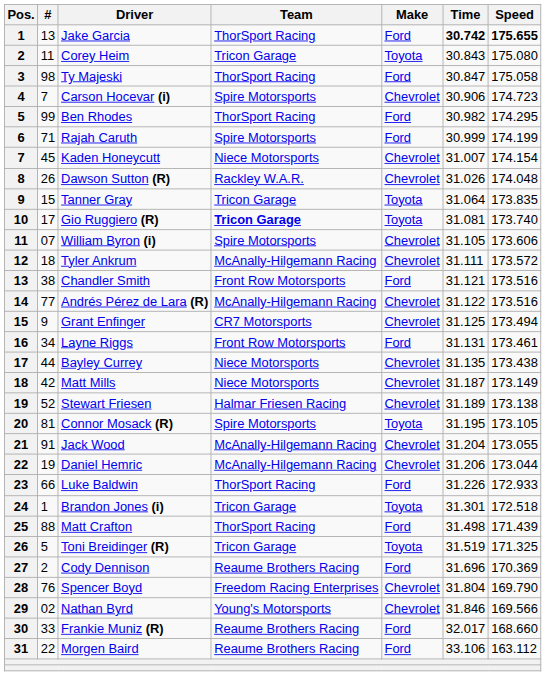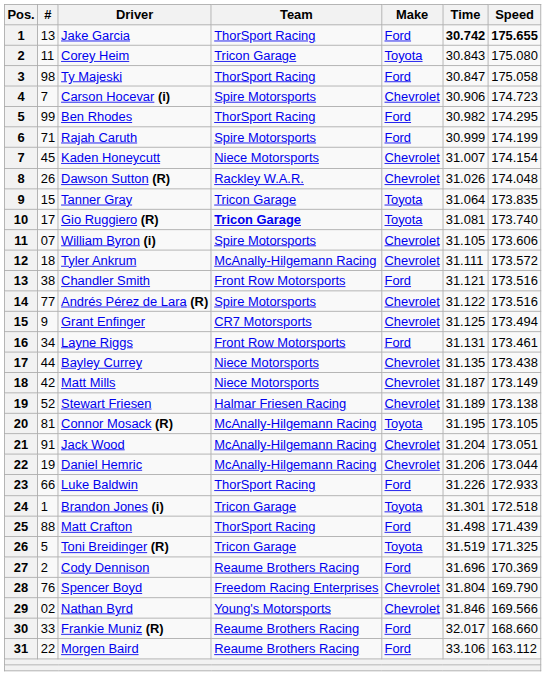(295, 301) McAnally-Hilgemann Racing -> (265, 301) Spire Motorsports
(265, 424) Spire Motorsports -> (295, 424) McAnally-Hilgemann Racing
(515, 444) 173.055 -> (515, 444) 173.051
